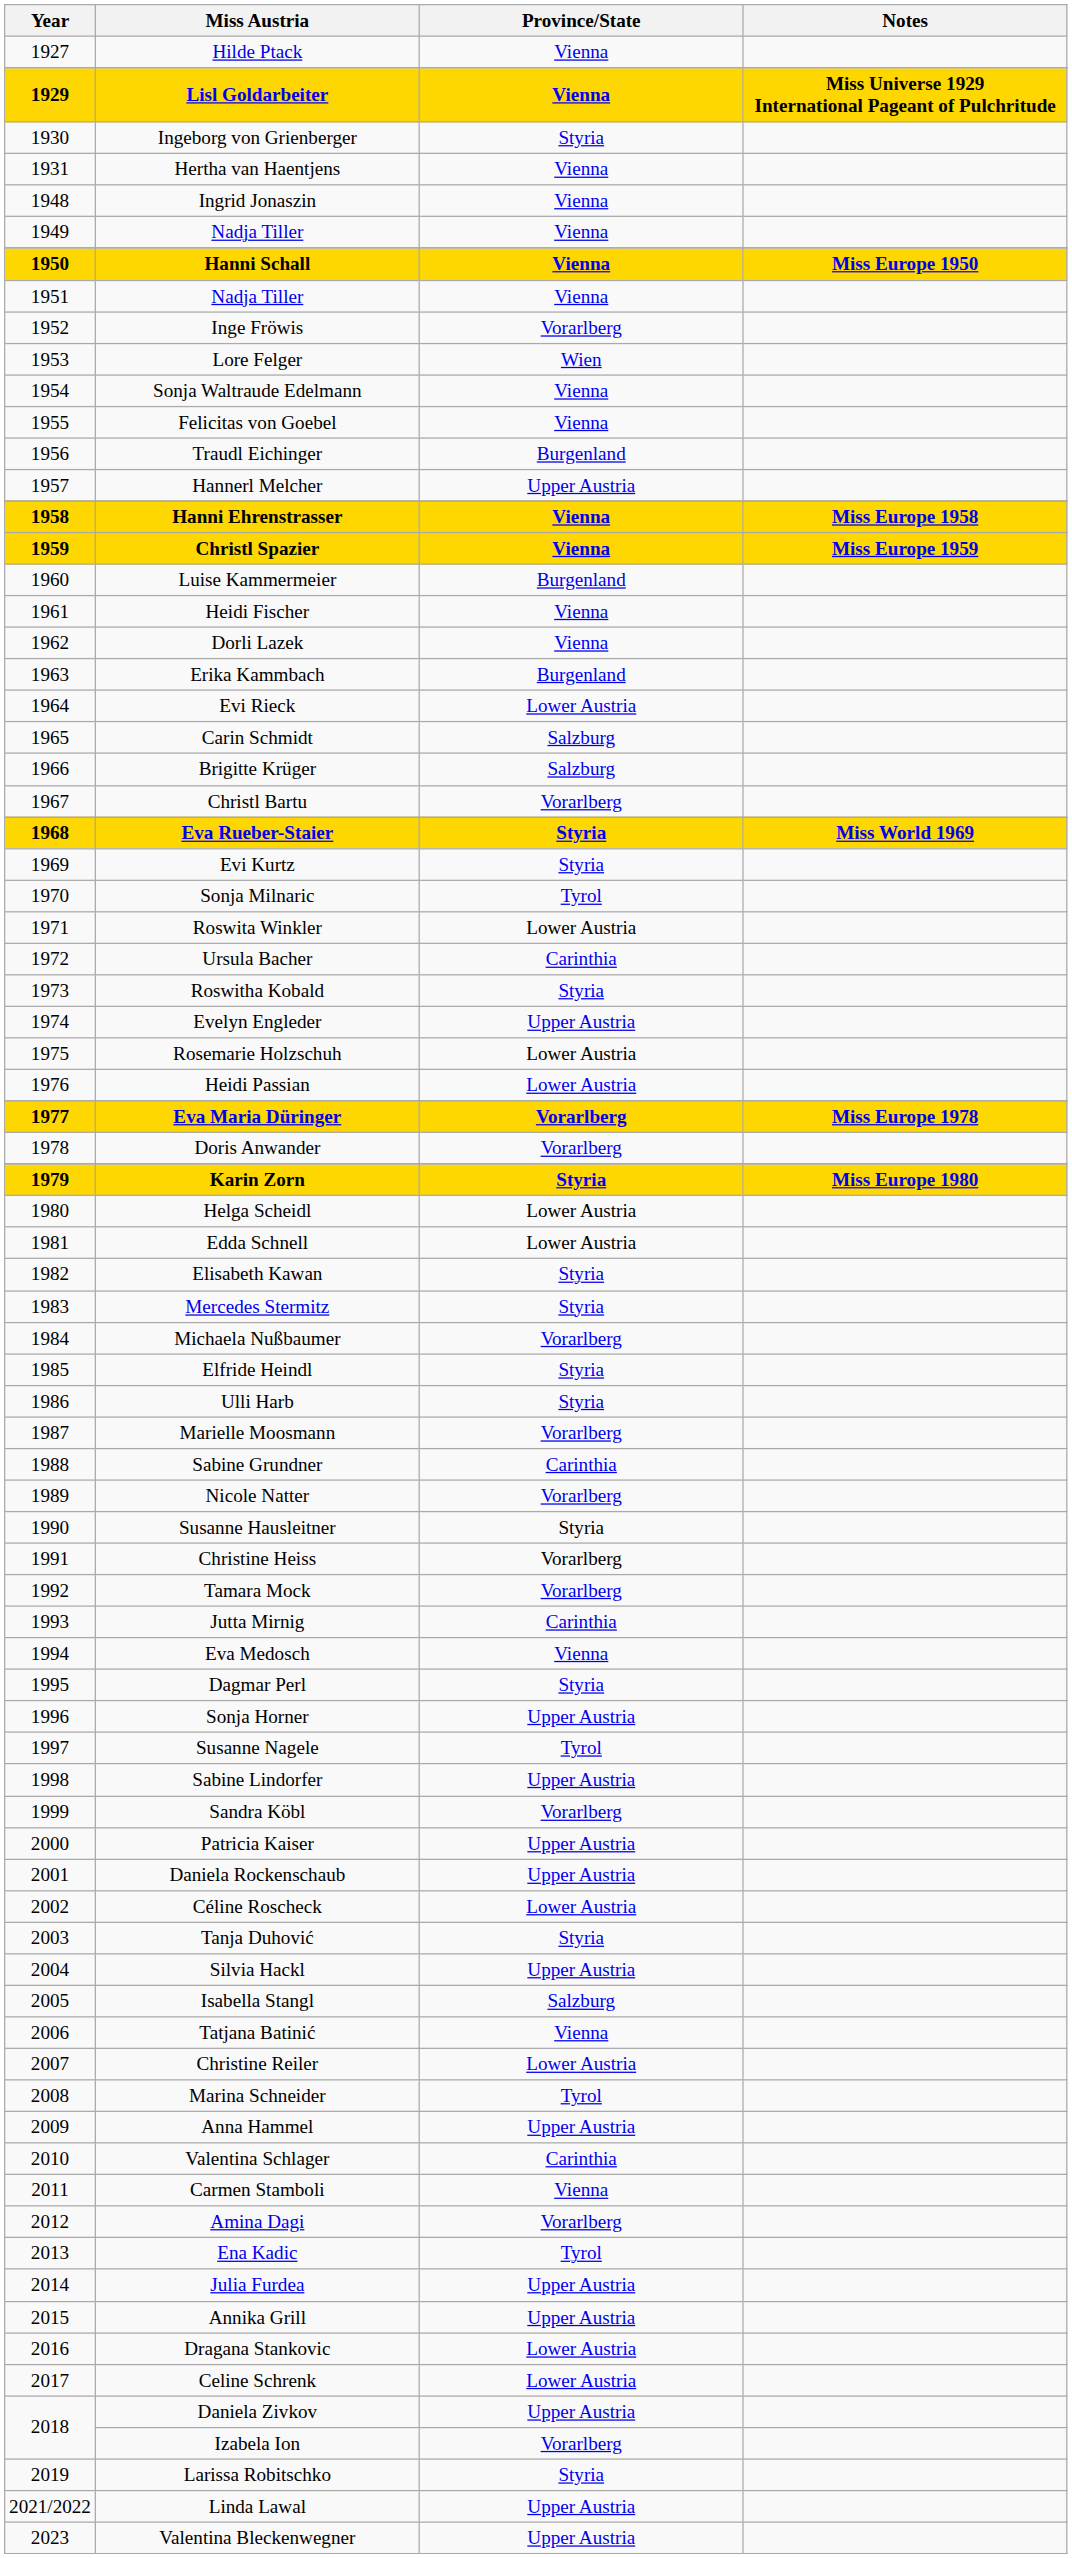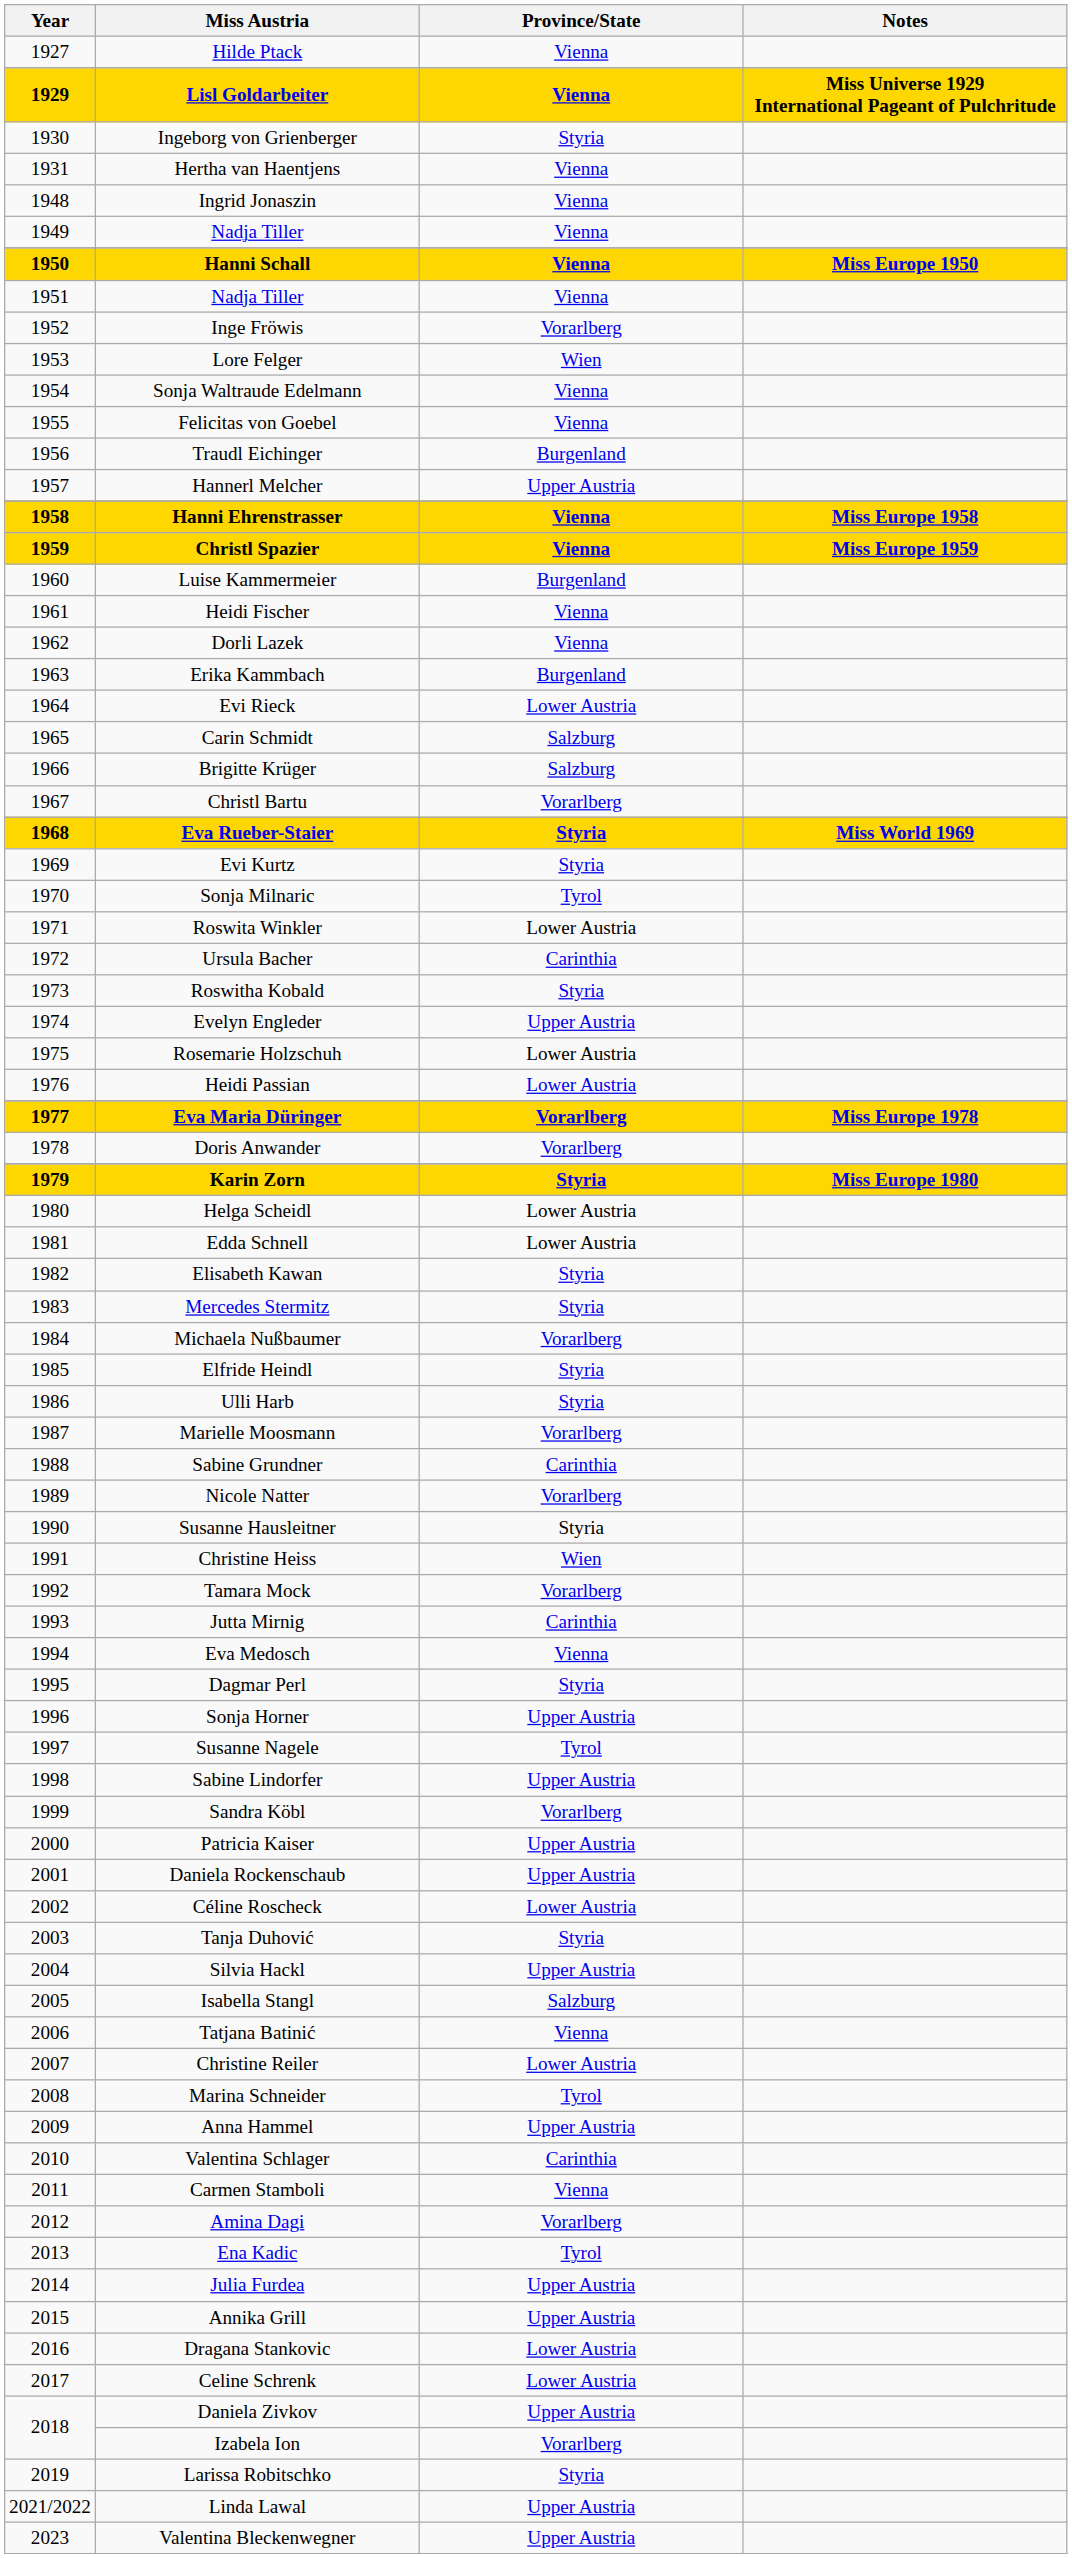(581, 1558) Vorarlberg -> (581, 1558) Wien
